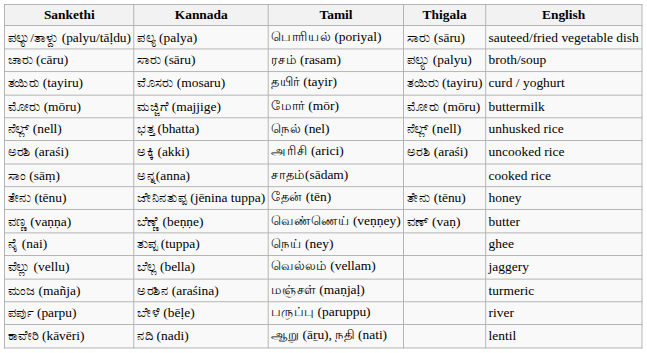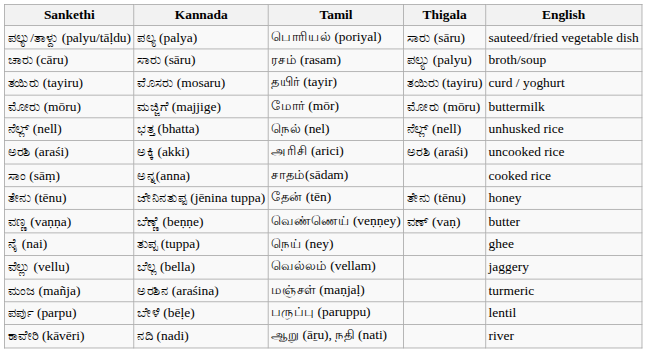(501, 313) river -> (502, 313) lentil
(502, 336) lentil -> (501, 336) river
